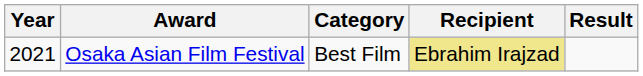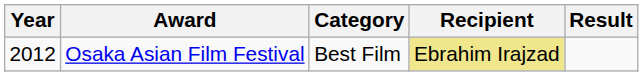(33, 53) 2021 -> (33, 53) 2012
